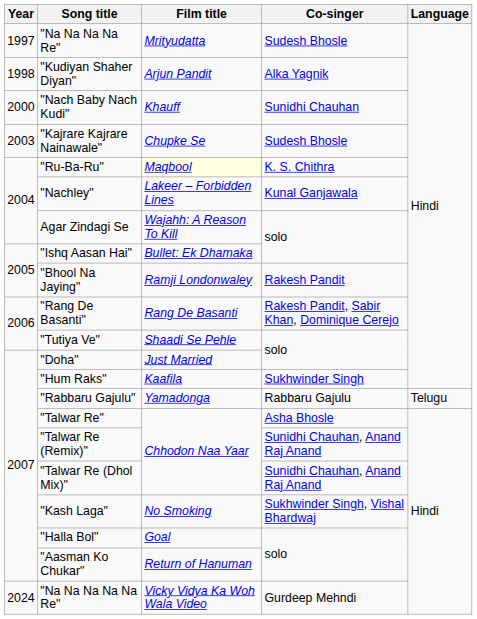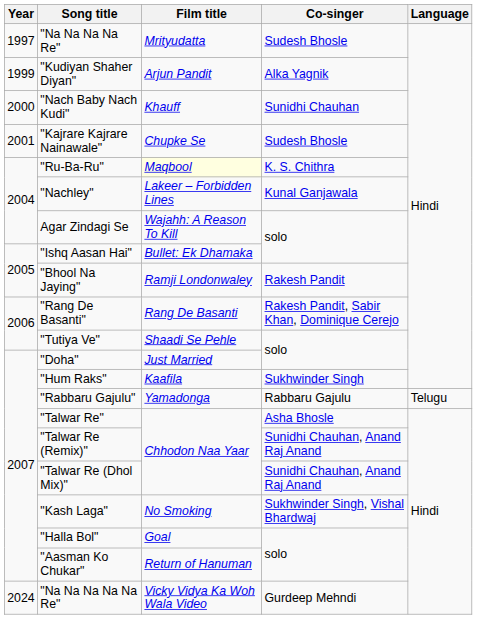(21, 74) 1998 -> (21, 74) 1999
(21, 140) 2003 -> (21, 140) 2001
